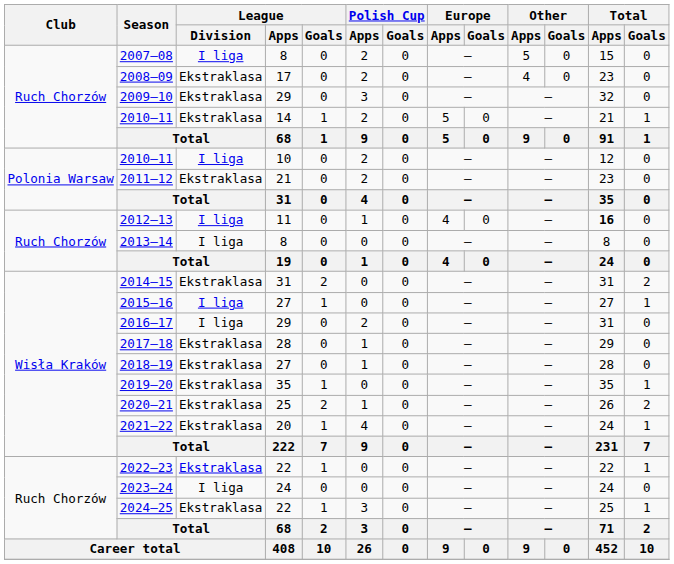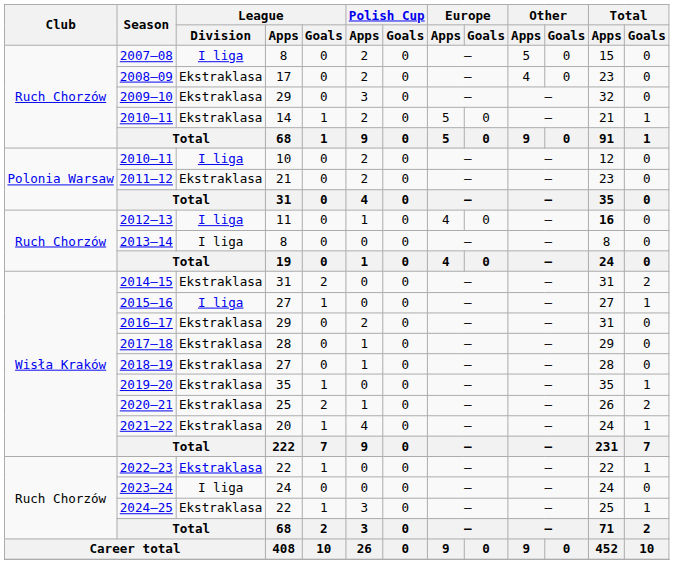(221, 323) I liga -> (221, 323) Ekstraklasa
